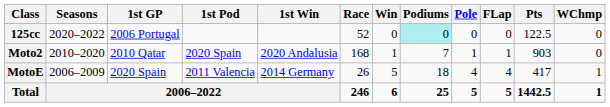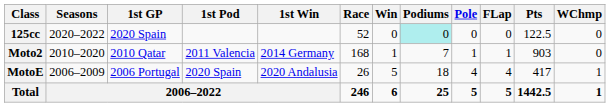(145, 33) 2006 Portugal -> (138, 33) 2020 Spain
(213, 53) 2020 Spain -> (220, 53) 2011 Valencia
(299, 53) 2020 Andalusia -> (297, 53) 2014 Germany
(138, 72) 2020 Spain -> (145, 72) 2006 Portugal
(220, 72) 2011 Valencia -> (213, 72) 2020 Spain
(297, 72) 2014 Germany -> (299, 72) 2020 Andalusia
